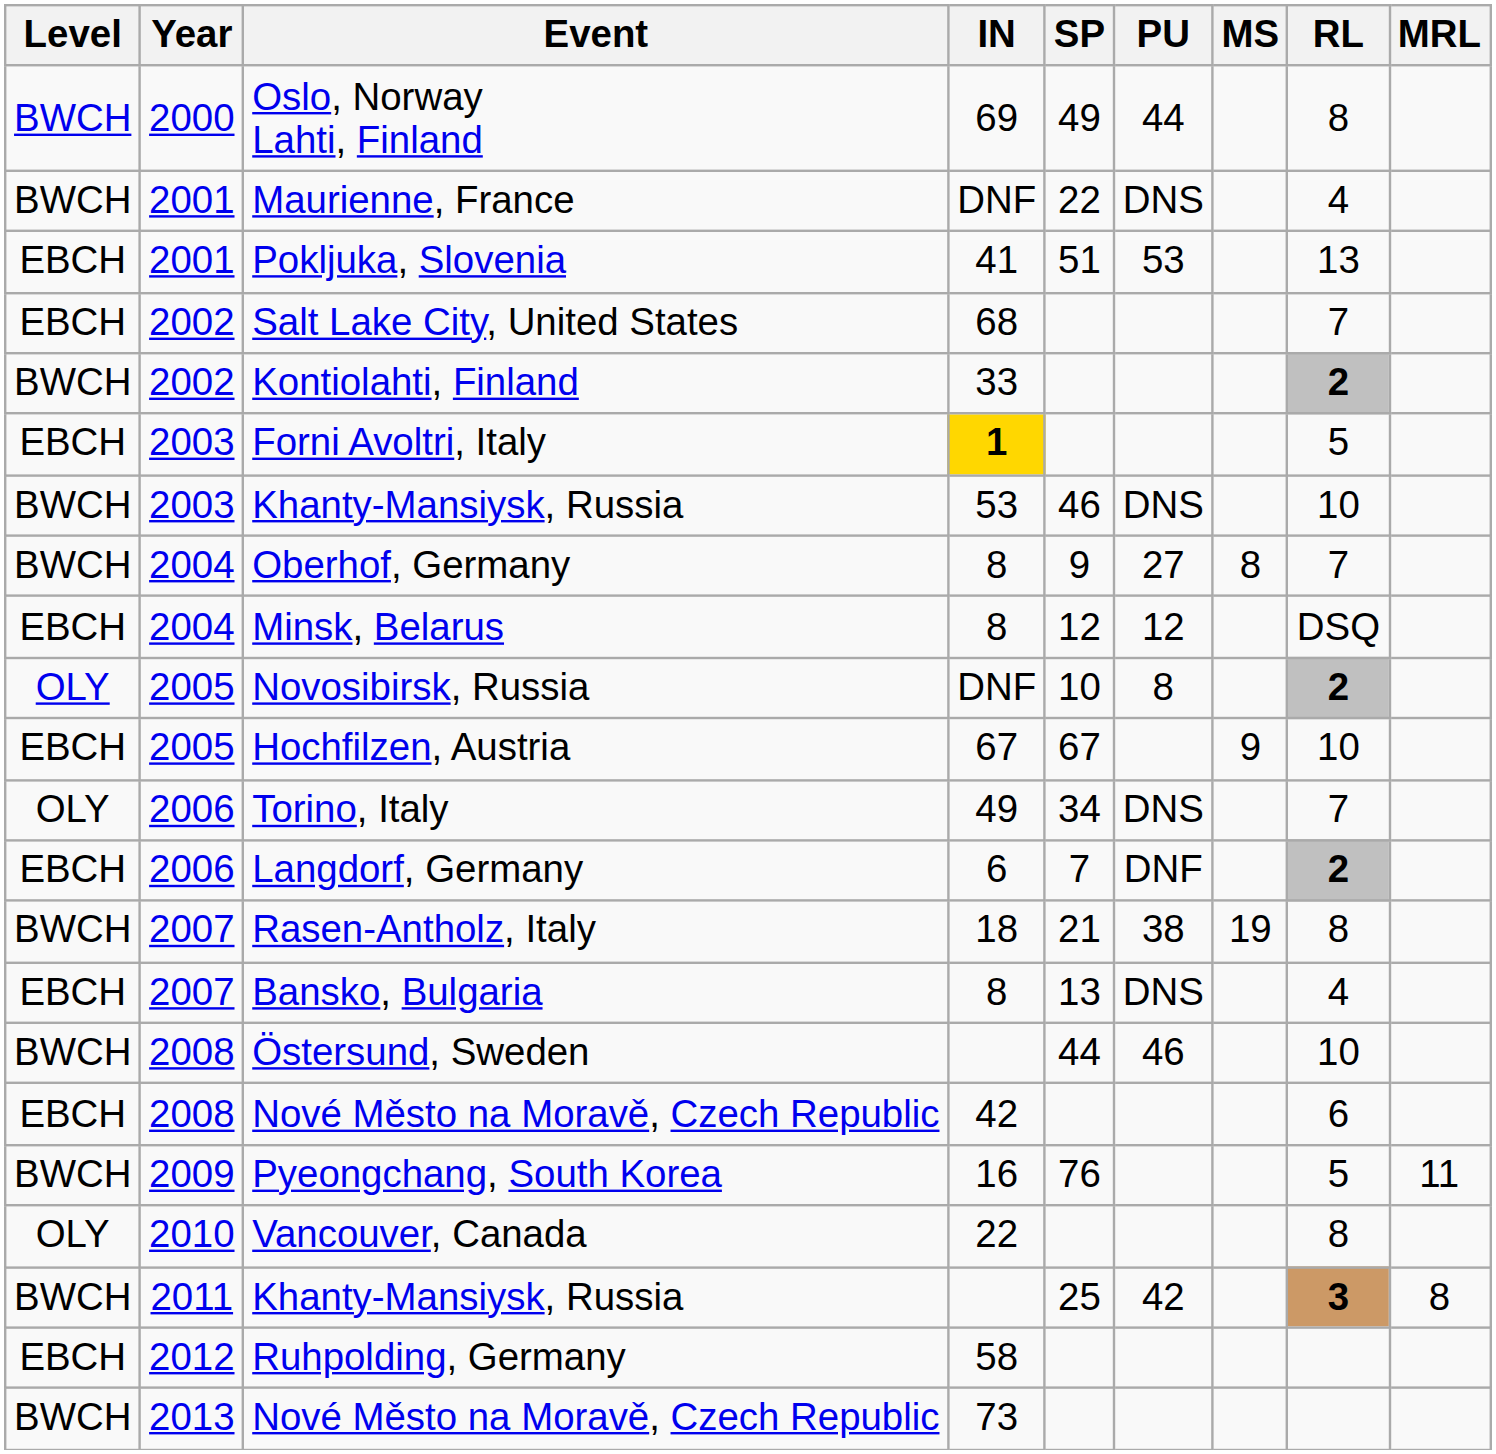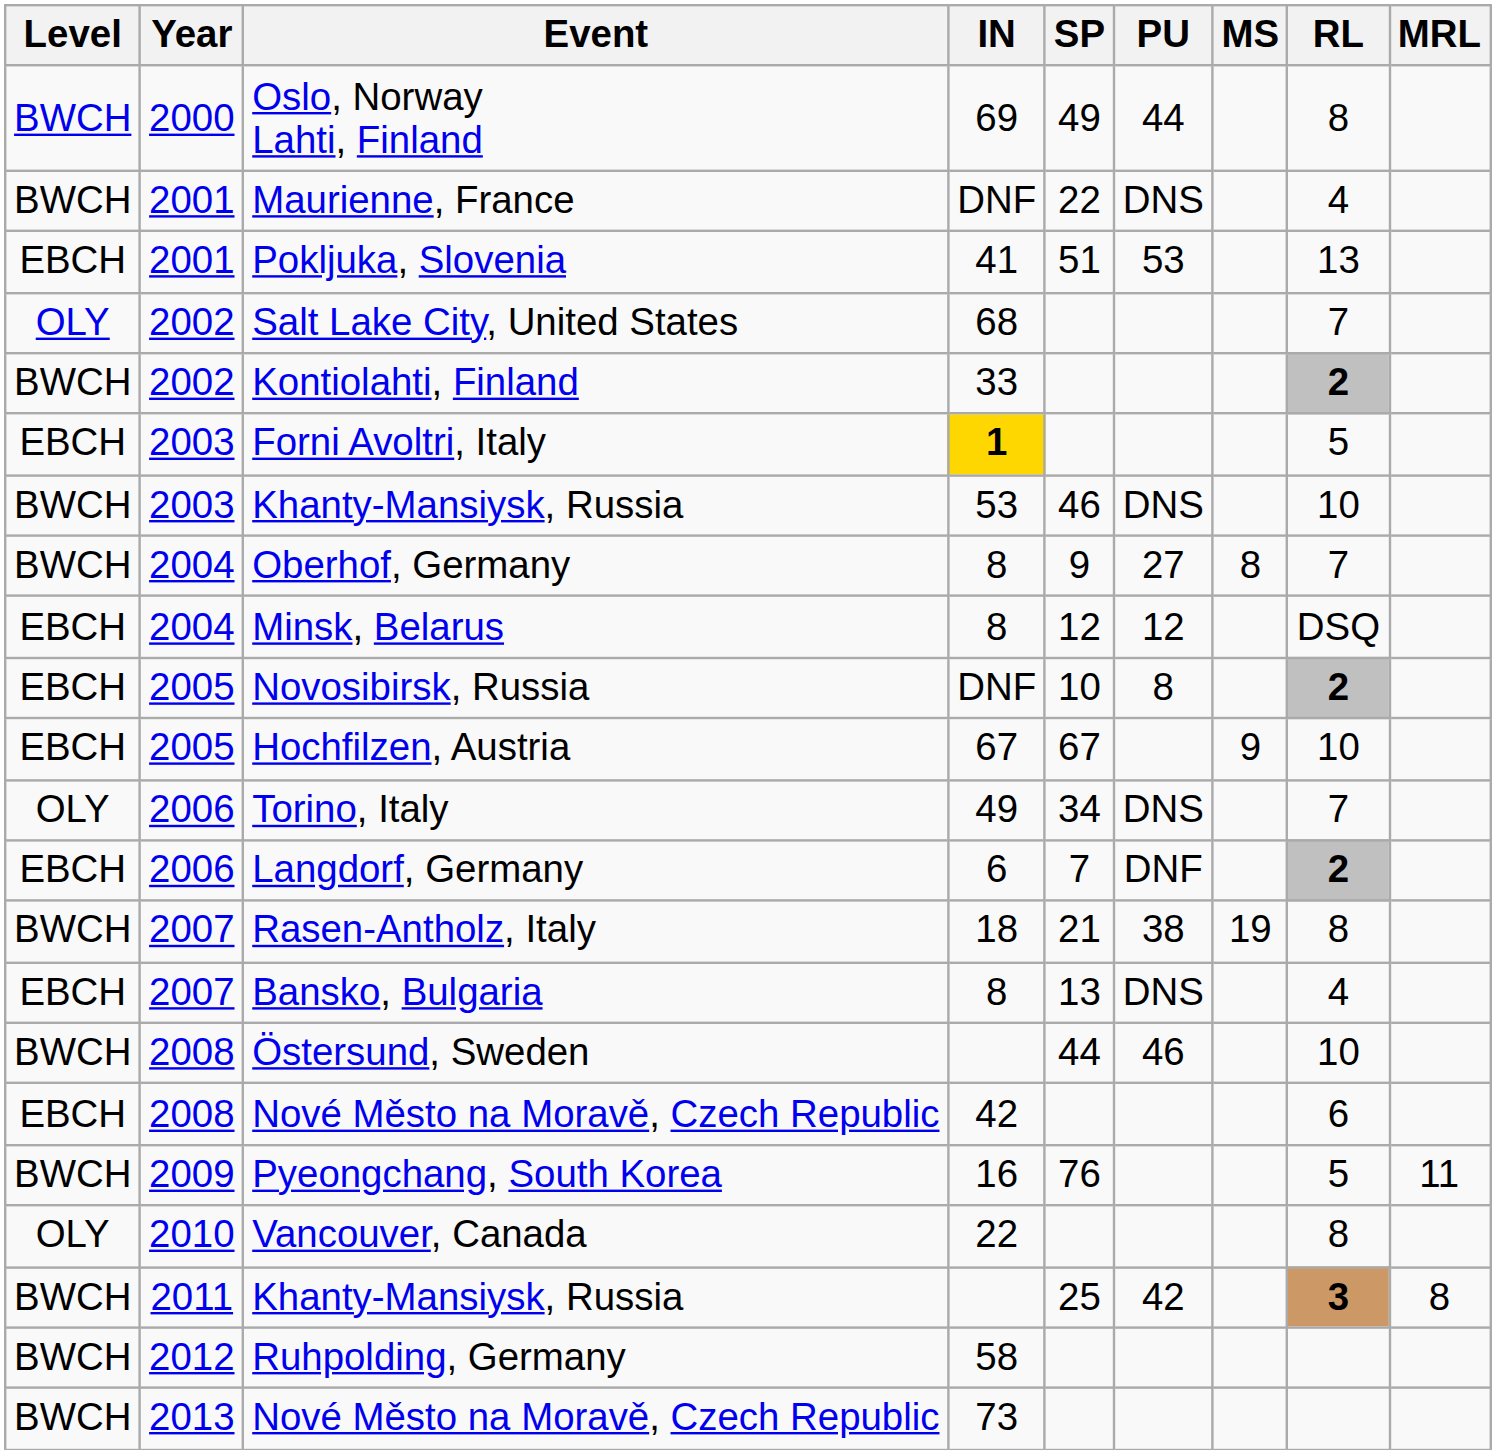(73, 321) EBCH -> (73, 321) OLY
(73, 687) OLY -> (73, 687) EBCH
(73, 1357) EBCH -> (73, 1357) BWCH
